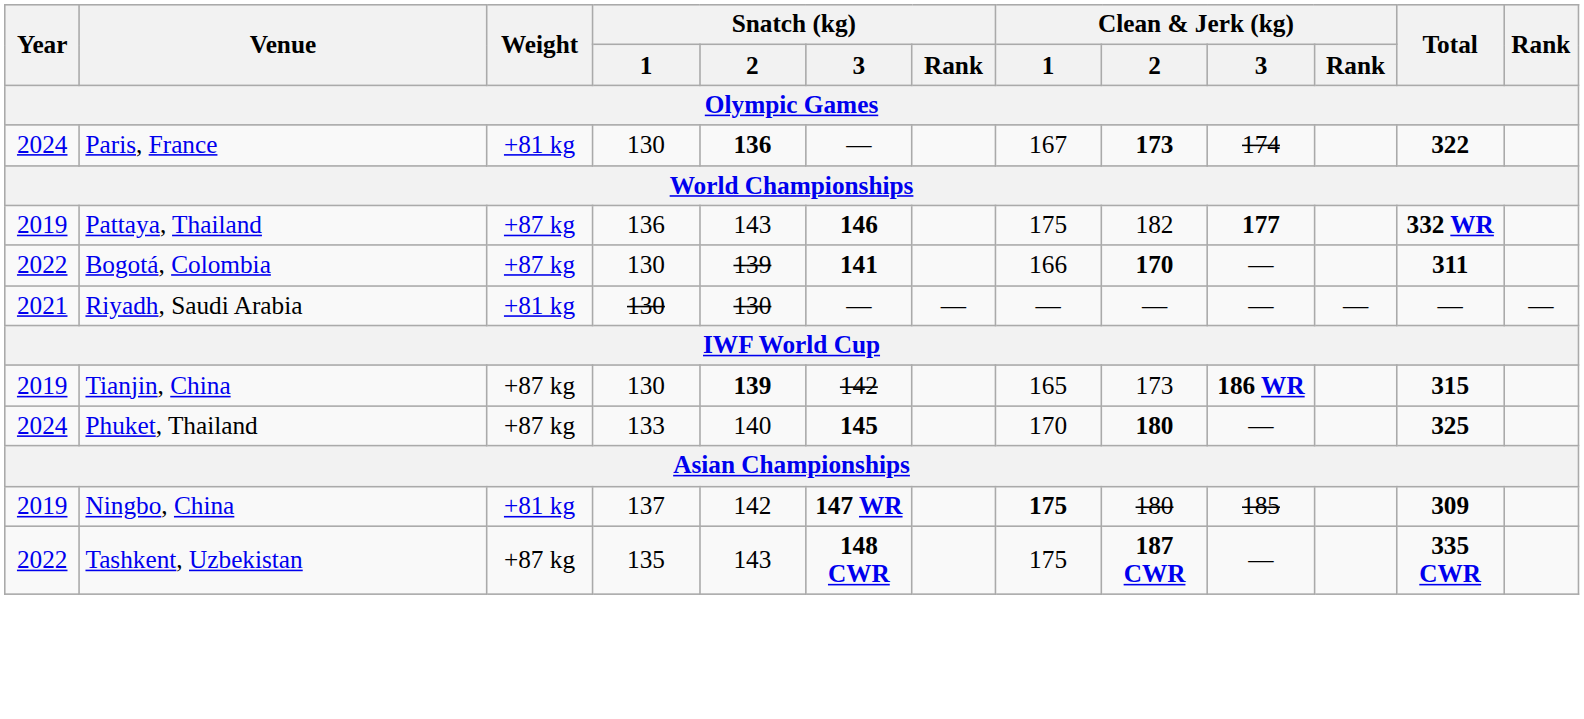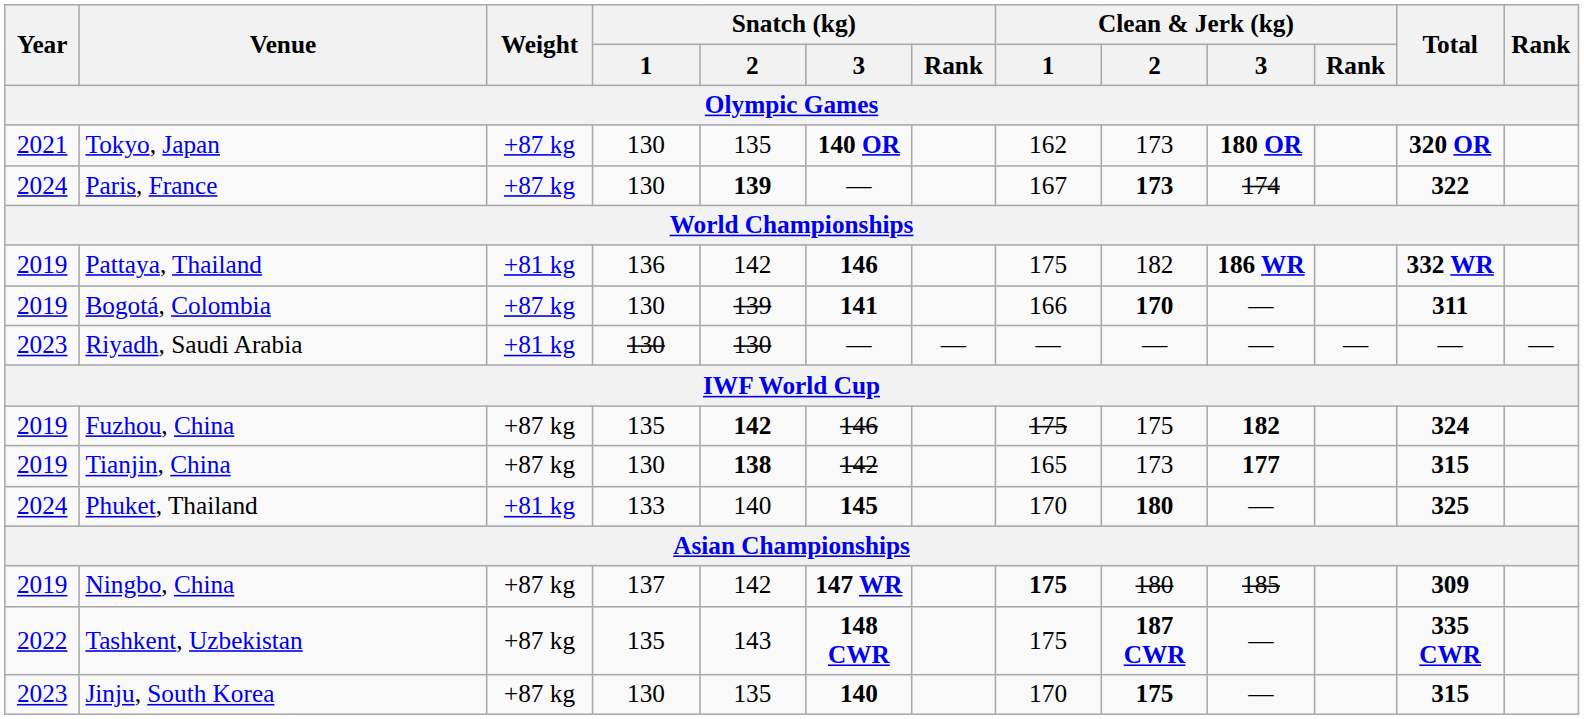+ row: (153, 144)
(540, 144) +81 kg -> (540, 184) +87 kg
(752, 144) 136 -> (752, 184) 139
(540, 225) +87 kg -> (540, 265) +81 kg
(752, 225) 143 -> (752, 265) 142
(1261, 225) 177 -> (1261, 265) 186 WR
(42, 265) 2022 -> (42, 305) 2019
(42, 305) 2021 -> (42, 345) 2023
+ row: (160, 425)
(752, 385) 139 -> (752, 465) 138
(1261, 385) 186 WR -> (1261, 465) 177
(540, 425) +87 kg -> (540, 505) +81 kg
(540, 505) +81 kg -> (540, 585) +87 kg
+ row: (180, 694)
